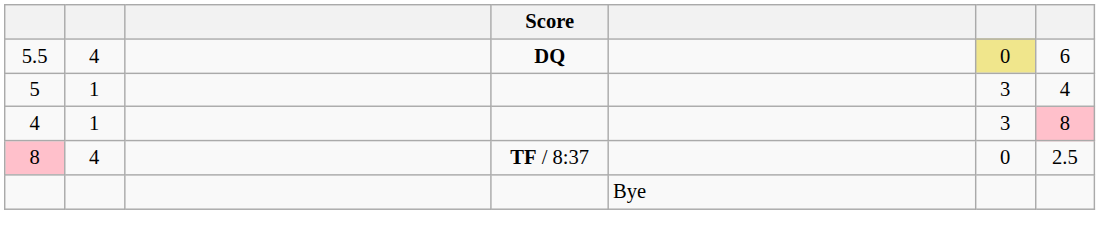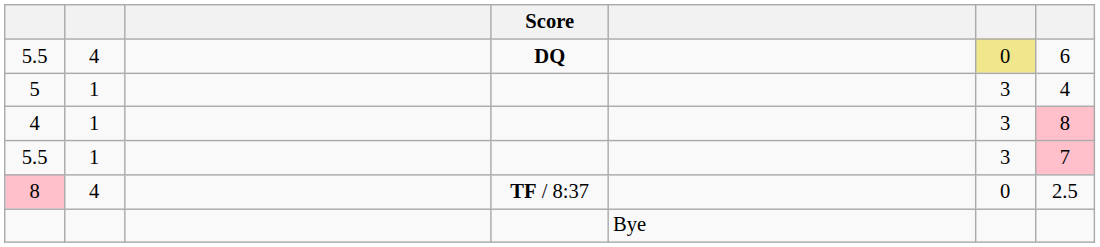+ row: (35, 157)
